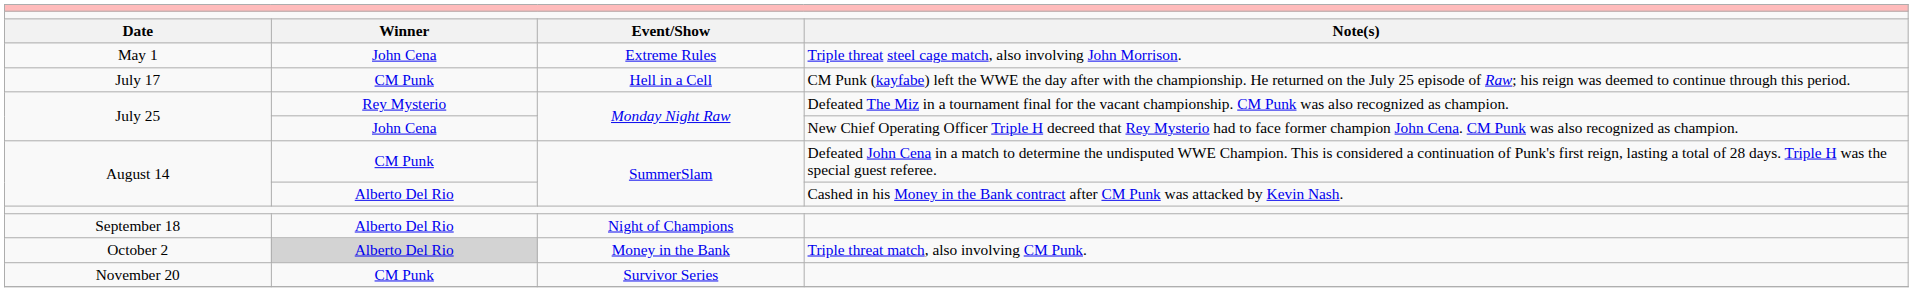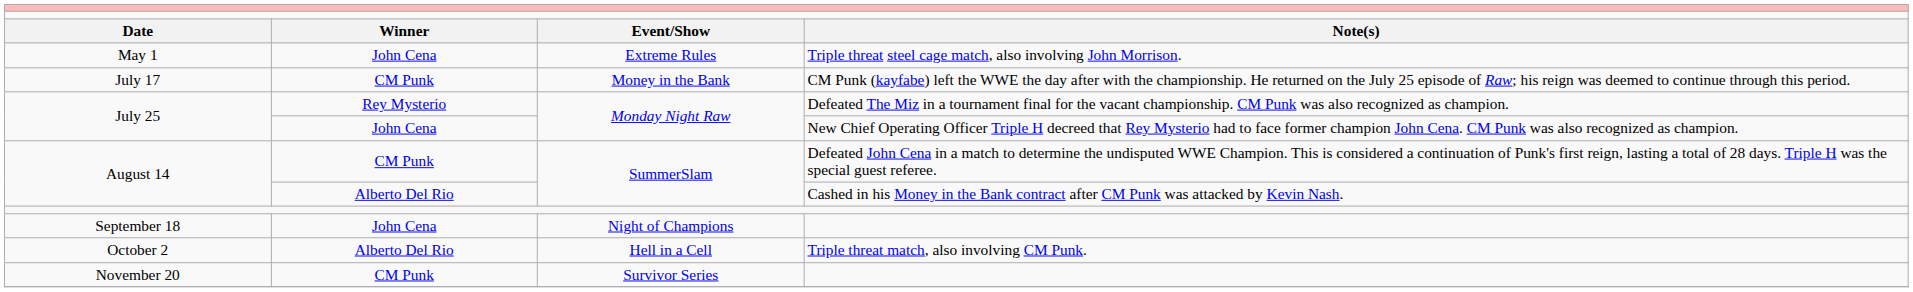(671, 79) Hell in a Cell -> (671, 79) Money in the Bank
(404, 225) Alberto Del Rio -> (404, 225) John Cena
(404, 250) lightgrey background -> (404, 250) no background
(671, 250) Money in the Bank -> (671, 250) Hell in a Cell
